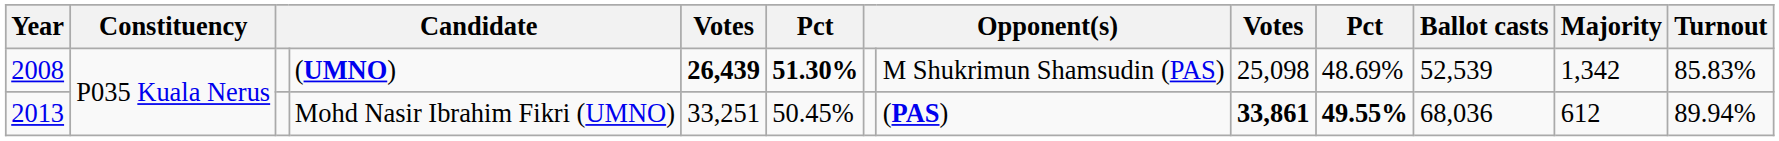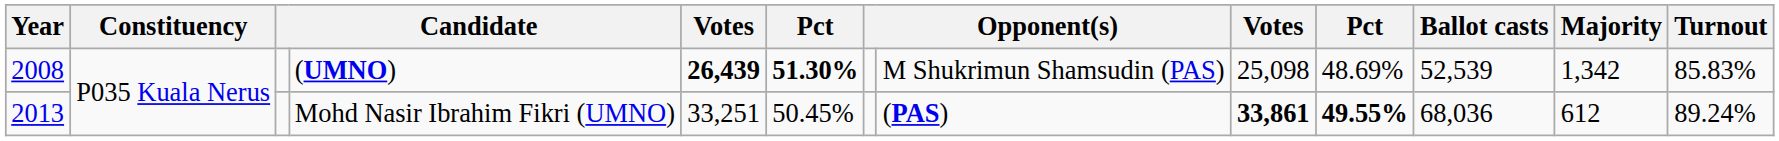(1715, 113) 89.94% -> (1715, 113) 89.24%
